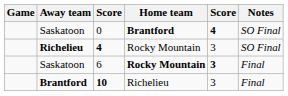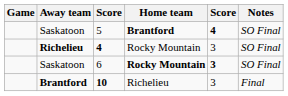(99, 30) 0 -> (99, 30) 5
(253, 64) Final -> (261, 64) SO Final
